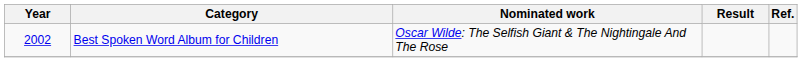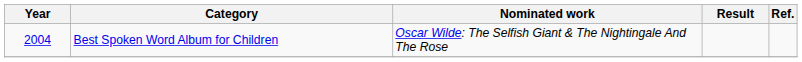(38, 40) 2002 -> (38, 40) 2004
